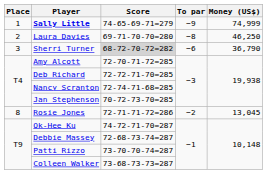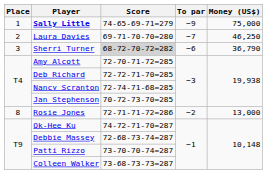(246, 23) 74,999 -> (246, 23) 75,000
(191, 36) −8 -> (191, 36) −7
(246, 112) 13,045 -> (246, 112) 13,000
